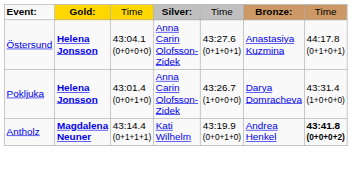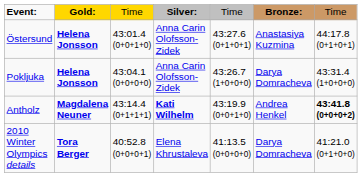(132, 44) 43:04.1 (0+0+0+0) -> (132, 39) 43:01.4 (0+0+1+0)
(132, 94) 43:01.4 (0+0+1+0) -> (132, 77) 43:04.1 (0+0+0+0)
(173, 132) normal -> (175, 109) bold
+ row: (27, 147)
